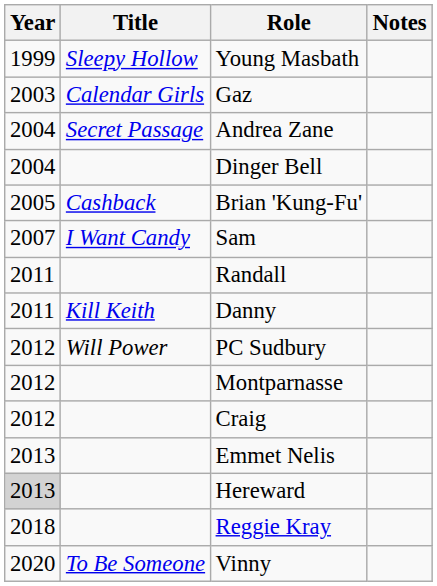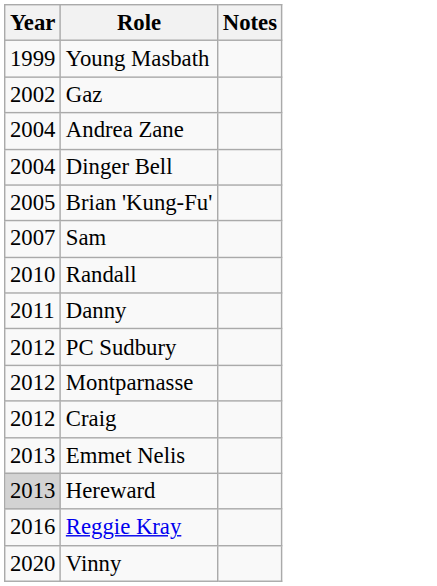- column: (135, 22)
(33, 94) 2003 -> (33, 94) 2002
(32, 274) 2011 -> (33, 274) 2010
(33, 526) 2018 -> (33, 526) 2016
